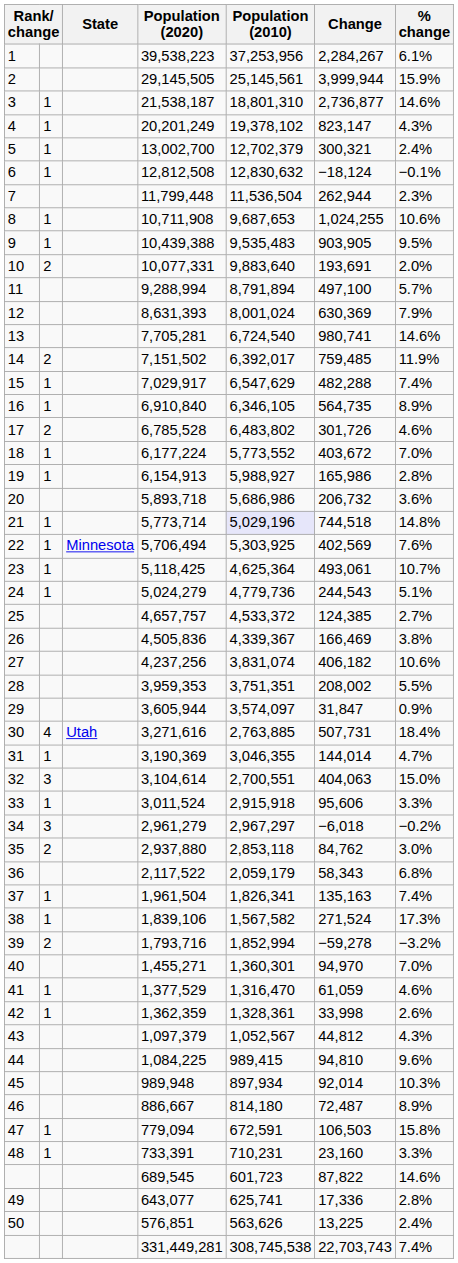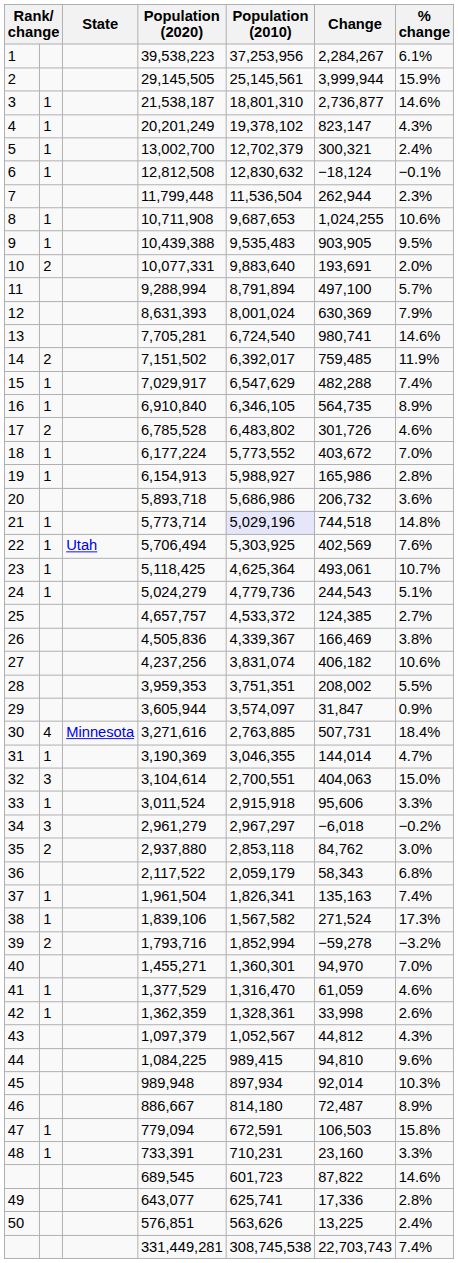(100, 546) Minnesota -> (82, 546) Utah
(82, 733) Utah -> (100, 733) Minnesota
